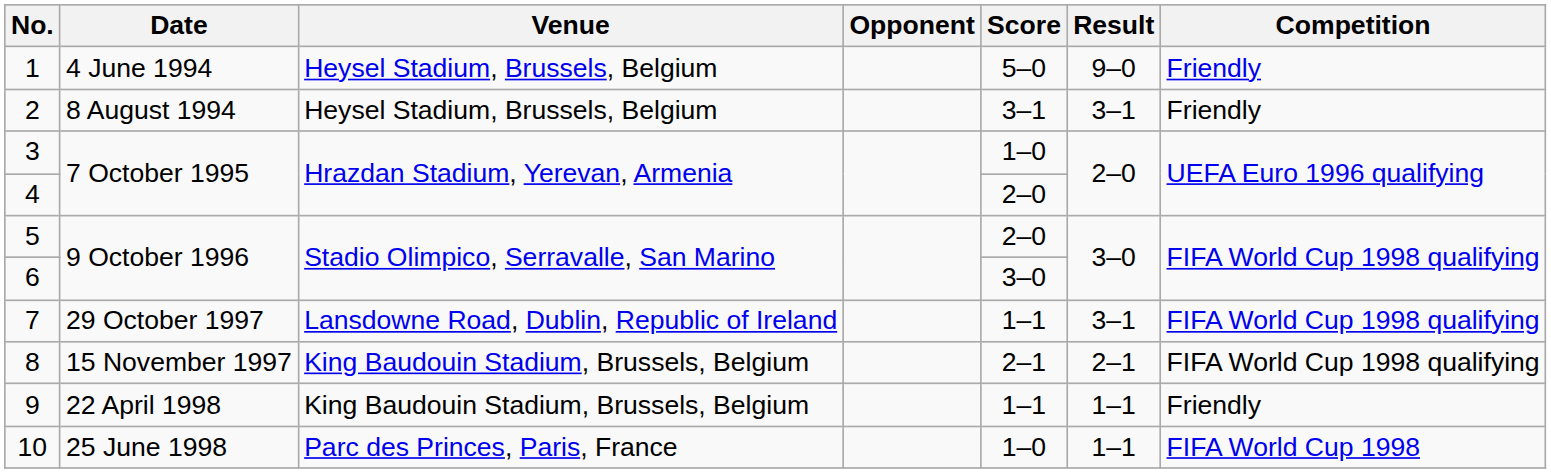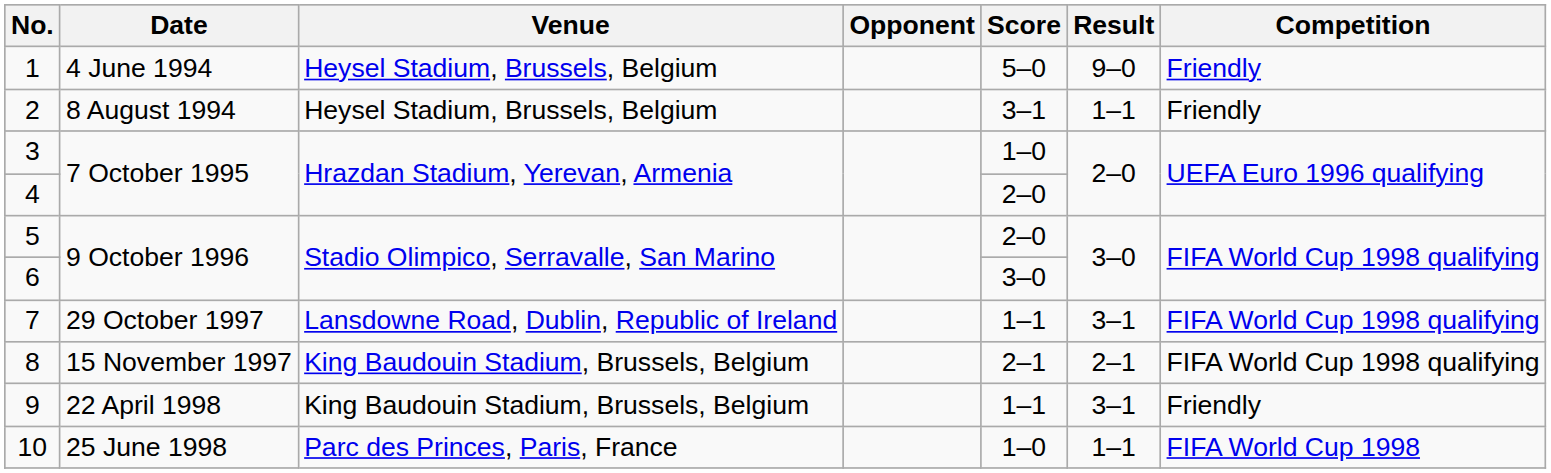(1114, 109) 3–1 -> (1114, 109) 1–1
(1114, 404) 1–1 -> (1114, 404) 3–1
